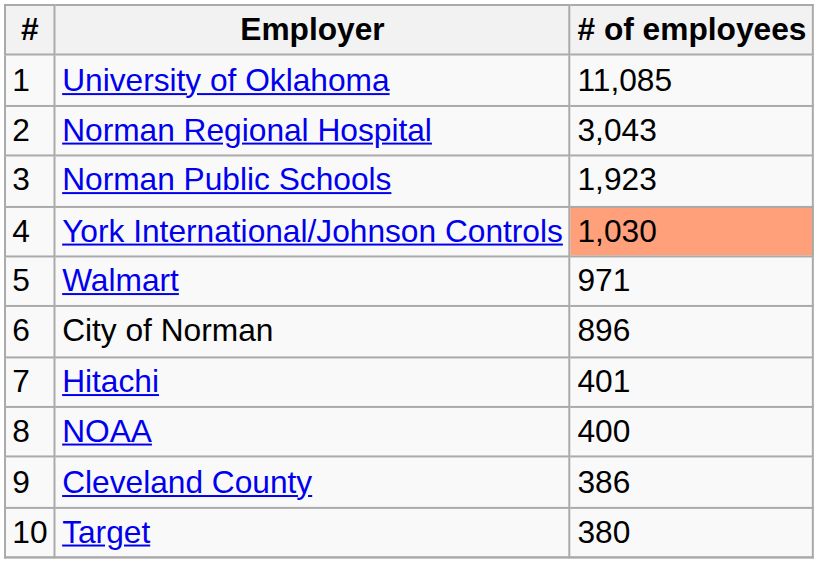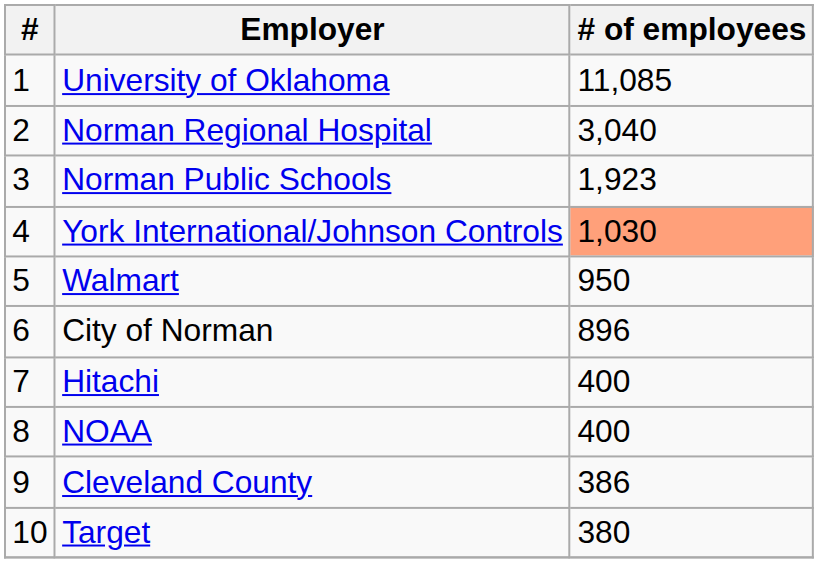(617, 130) 3,043 -> (617, 130) 3,040
(604, 280) 971 -> (604, 280) 950
(604, 381) 401 -> (604, 381) 400
